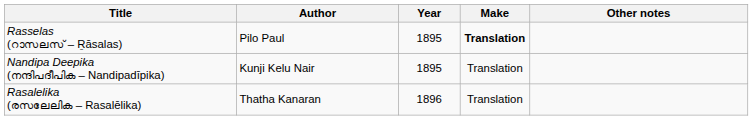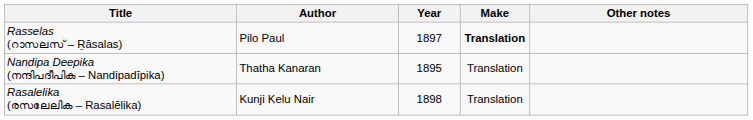(429, 37) 1895 -> (429, 37) 1897
(277, 68) Kunji Kelu Nair -> (280, 68) Thatha Kanaran
(280, 99) Thatha Kanaran -> (277, 99) Kunji Kelu Nair
(429, 99) 1896 -> (429, 99) 1898
